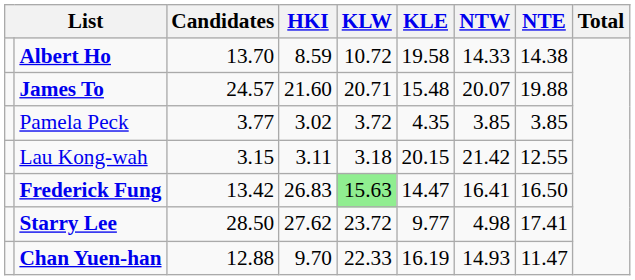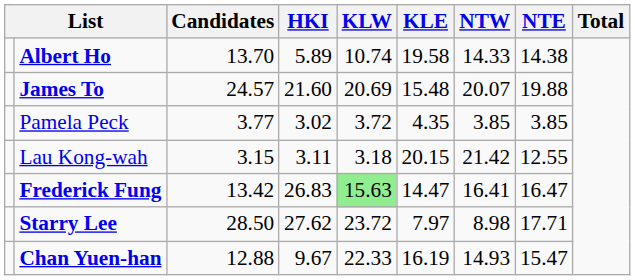(313, 55) 8.59 -> (313, 55) 5.89
(368, 55) 10.72 -> (368, 55) 10.74
(368, 88) 20.71 -> (368, 88) 20.69
(544, 190) 16.50 -> (544, 190) 16.47
(431, 223) 9.77 -> (431, 223) 7.97
(492, 223) 4.98 -> (492, 223) 8.98
(544, 223) 17.41 -> (544, 223) 17.71
(313, 257) 9.70 -> (313, 257) 9.67
(544, 257) 11.47 -> (544, 257) 15.47
